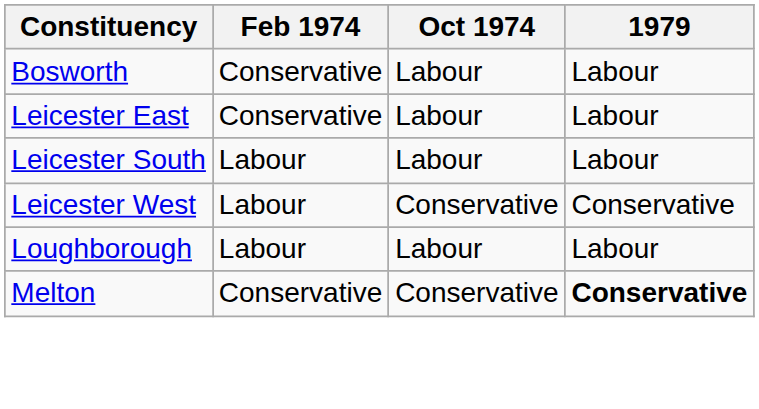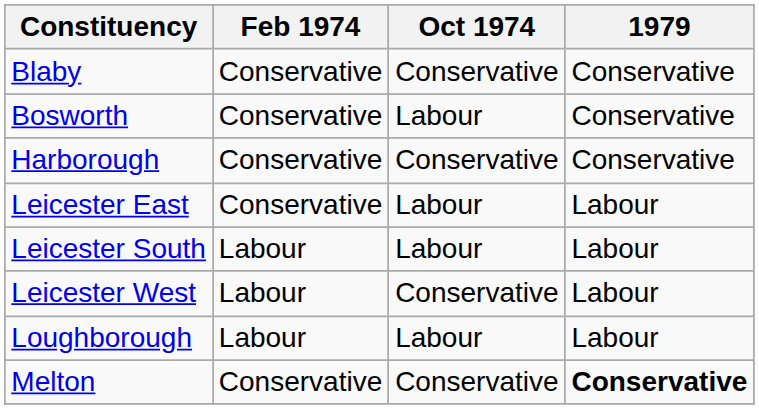+ row: (46, 71)
(615, 71) Labour -> (653, 115) Conservative
+ row: (85, 159)
(653, 204) Conservative -> (615, 293) Labour
